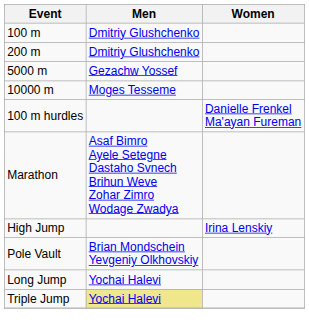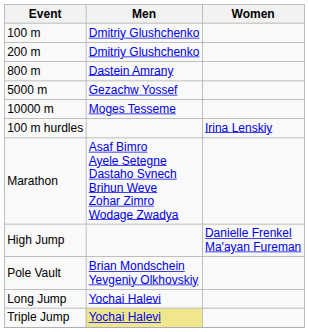+ row: (24, 71)
(253, 115) Danielle Frenkel Ma'ayan Fureman -> (239, 128) Irina Lenskiy
(239, 228) Irina Lenskiy -> (253, 240) Danielle Frenkel Ma'ayan Fureman
